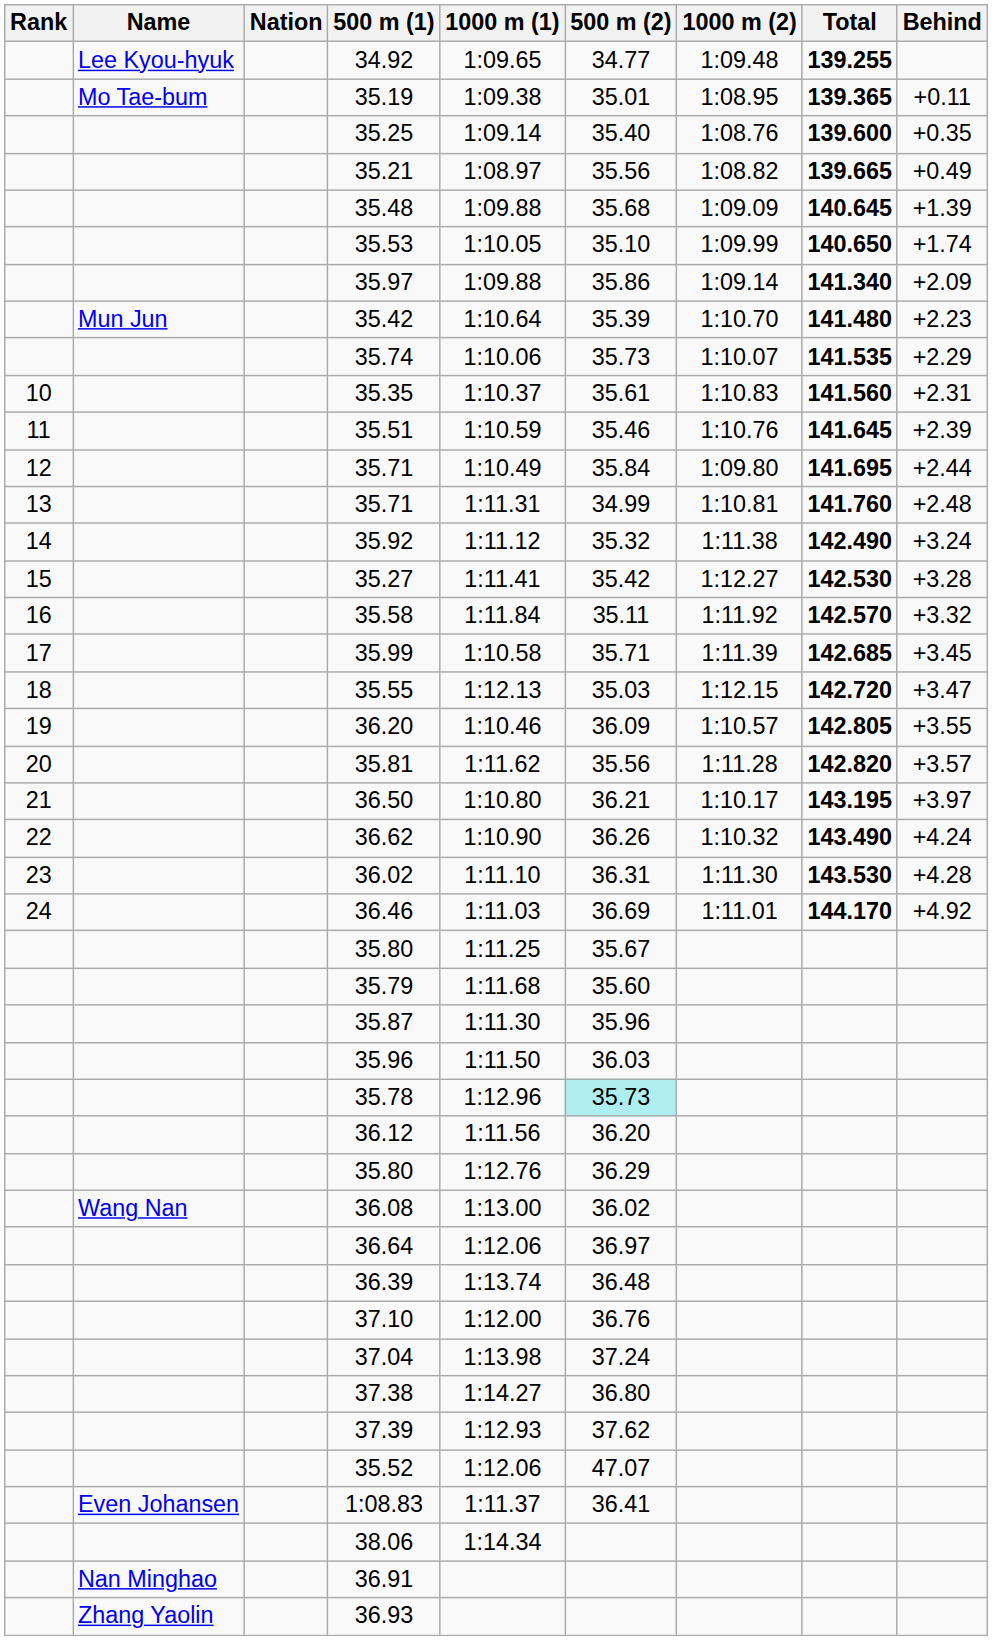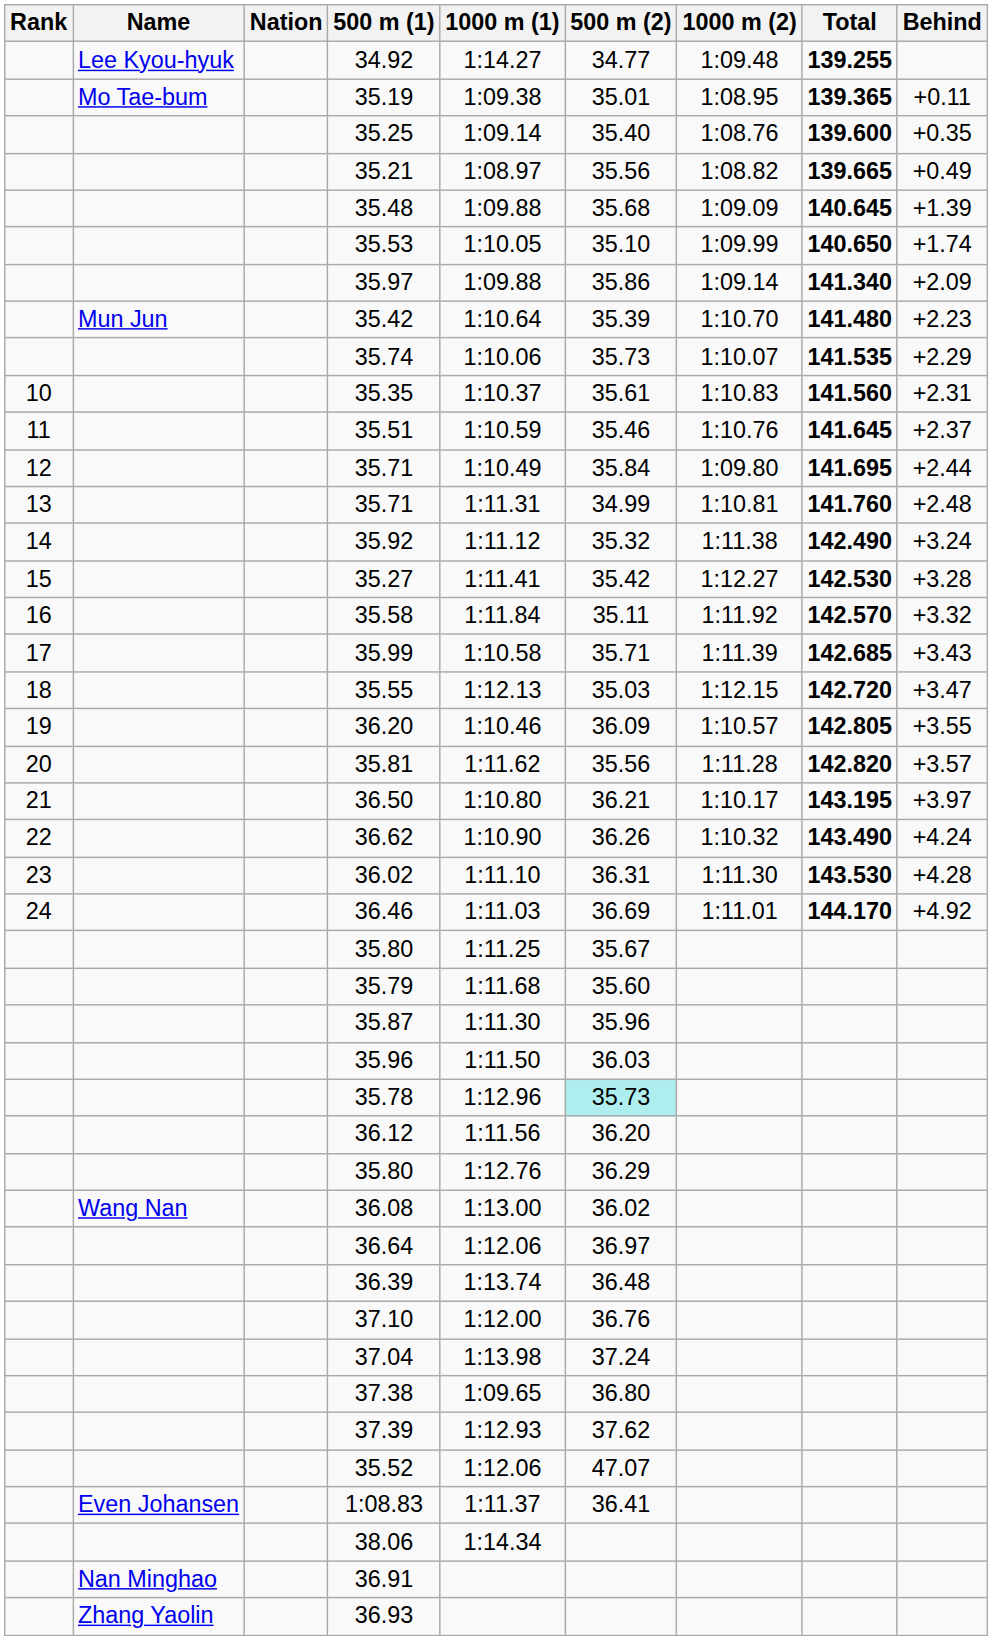(502, 60) 1:09.65 -> (502, 60) 1:14.27
(942, 430) +2.39 -> (942, 430) +2.37
(942, 652) +3.45 -> (942, 652) +3.43
(502, 1393) 1:14.27 -> (502, 1393) 1:09.65
